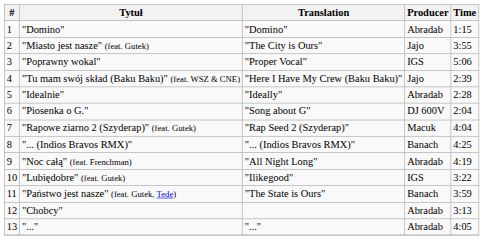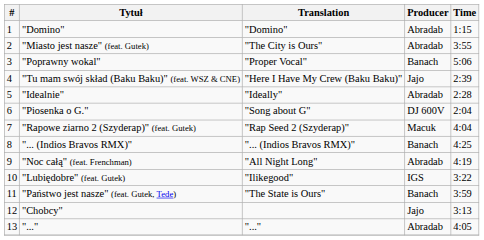(416, 45) Jajo -> (425, 45) Abradab
(416, 62) IGS -> (423, 62) Banach
(425, 210) Abradab -> (416, 210) Jajo
